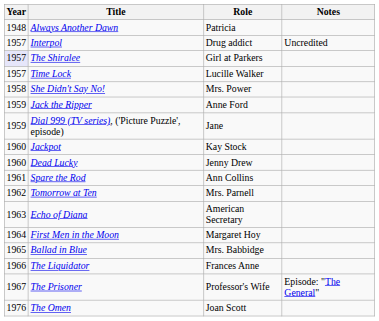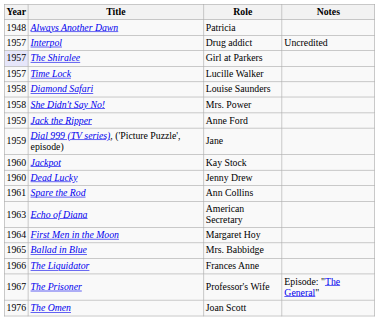+ row: (62, 89)
- row: (64, 193)
